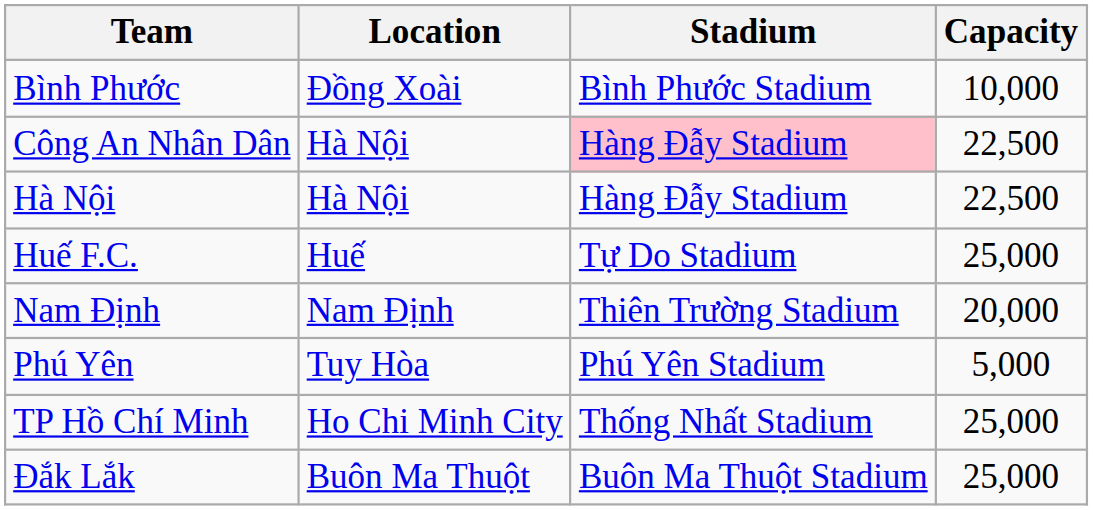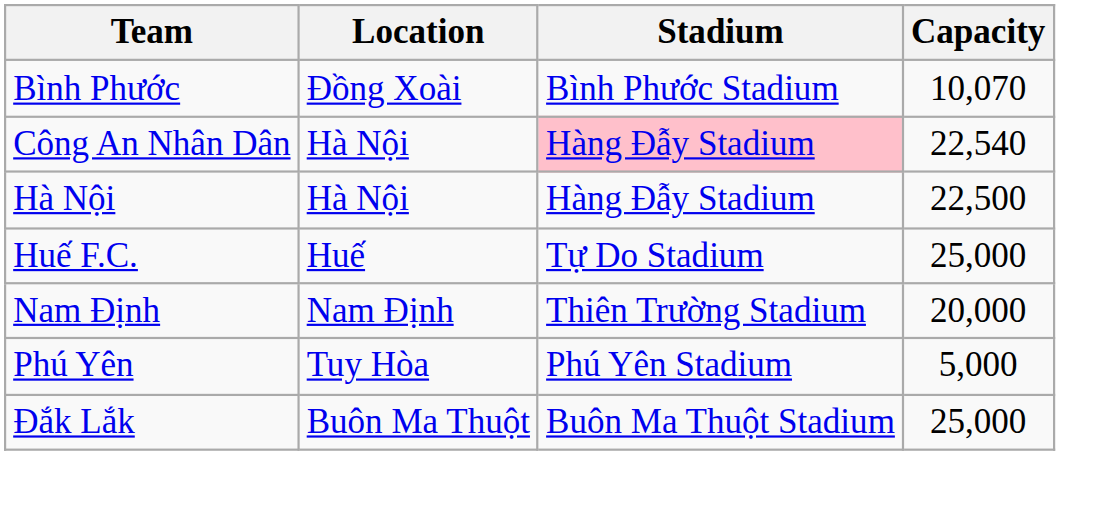(1011, 87) 10,000 -> (978, 87) 10,070
(1011, 143) 22,500 -> (978, 143) 22,540
- row: (131, 421)
